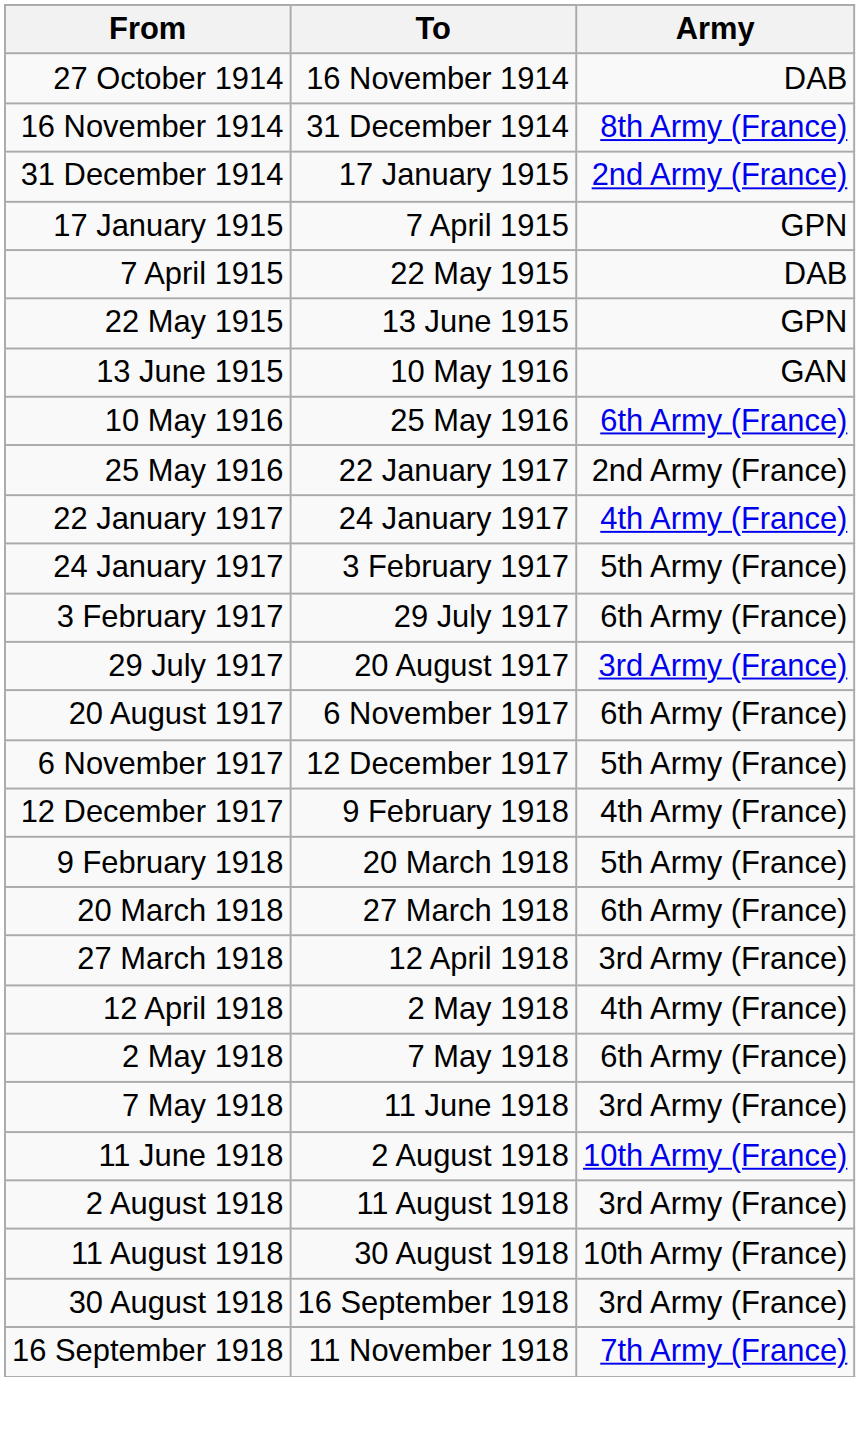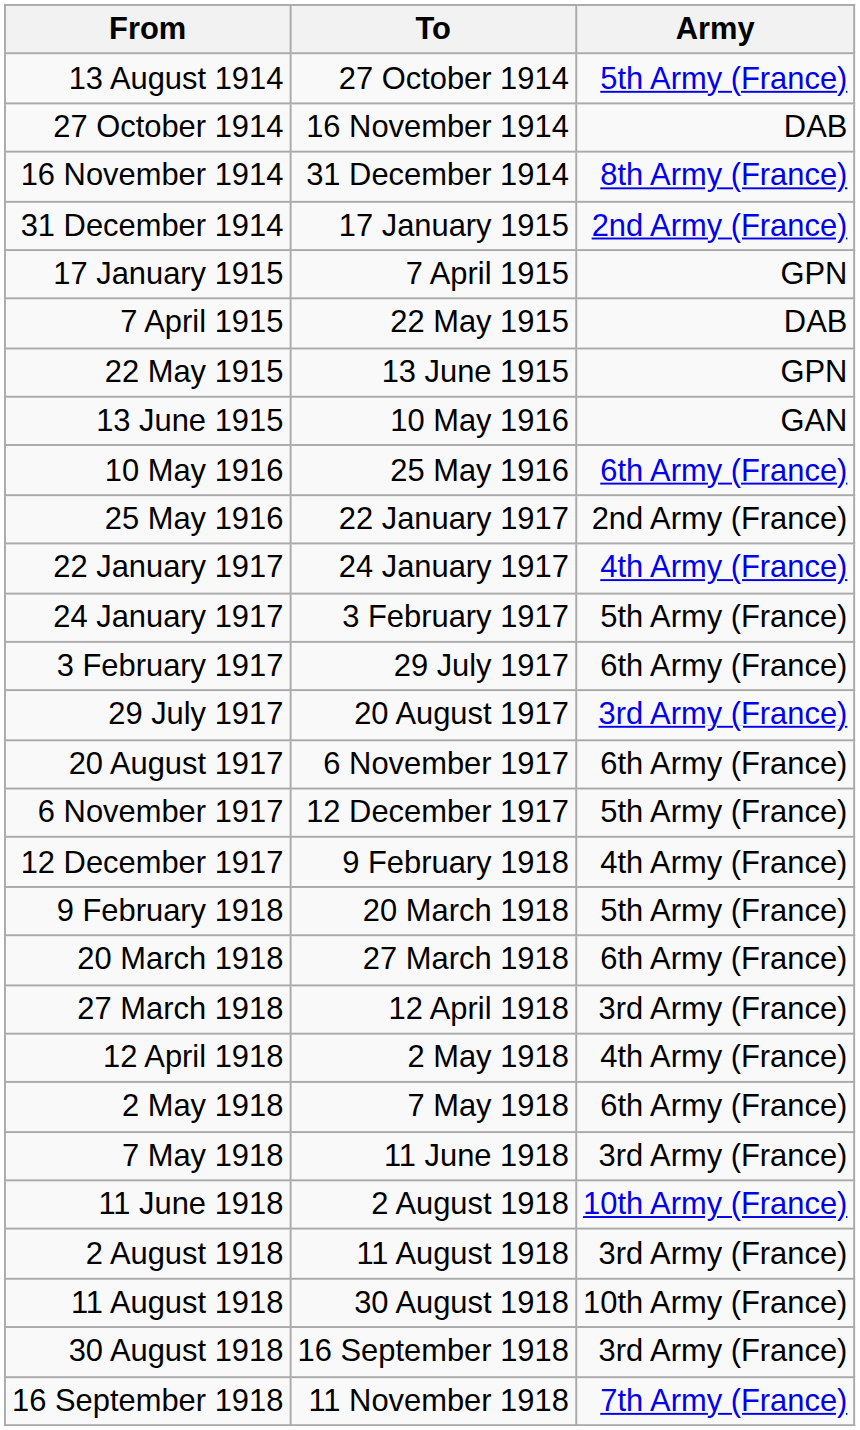+ row: (176, 77)
